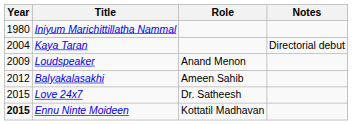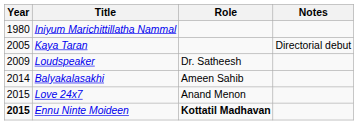(18, 45) 2004 -> (18, 45) 2005
(213, 62) Anand Menon -> (211, 62) Dr. Satheesh
(18, 78) 2012 -> (18, 78) 2014
(211, 95) Dr. Satheesh -> (213, 95) Anand Menon
(223, 111) normal -> (226, 111) bold
